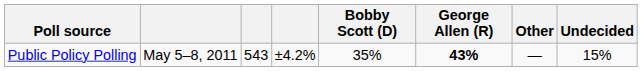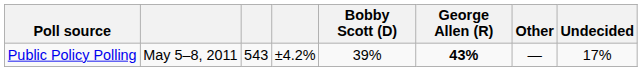(367, 54) 35% -> (367, 54) 39%
(597, 54) 15% -> (597, 54) 17%
